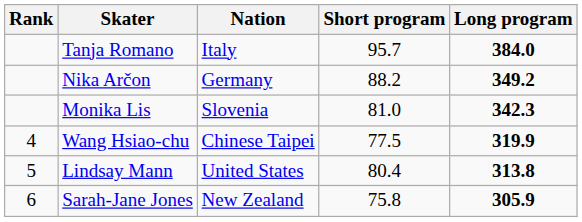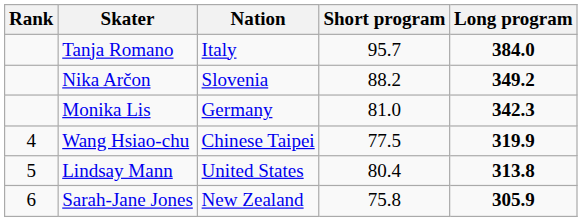(237, 79) Germany -> (235, 79) Slovenia
(235, 110) Slovenia -> (237, 110) Germany
